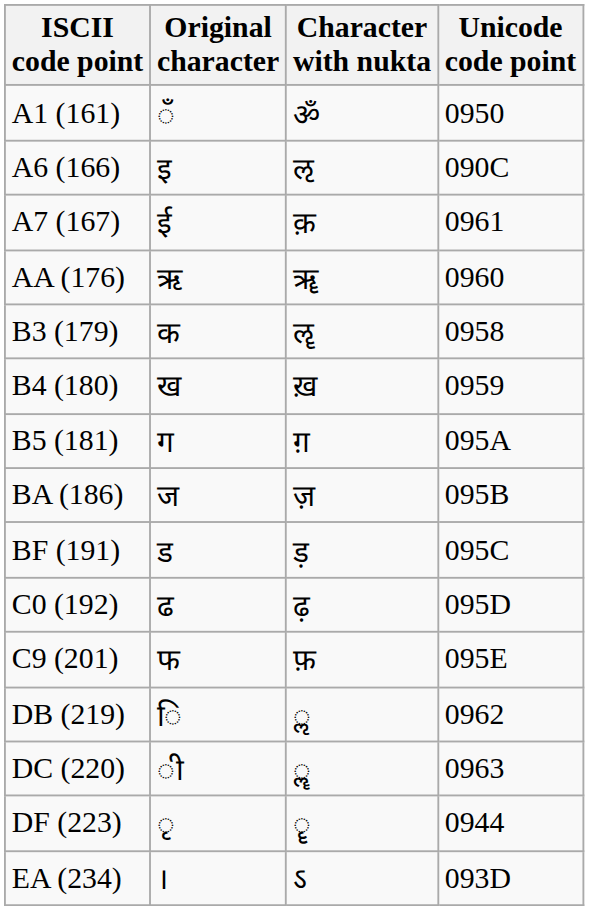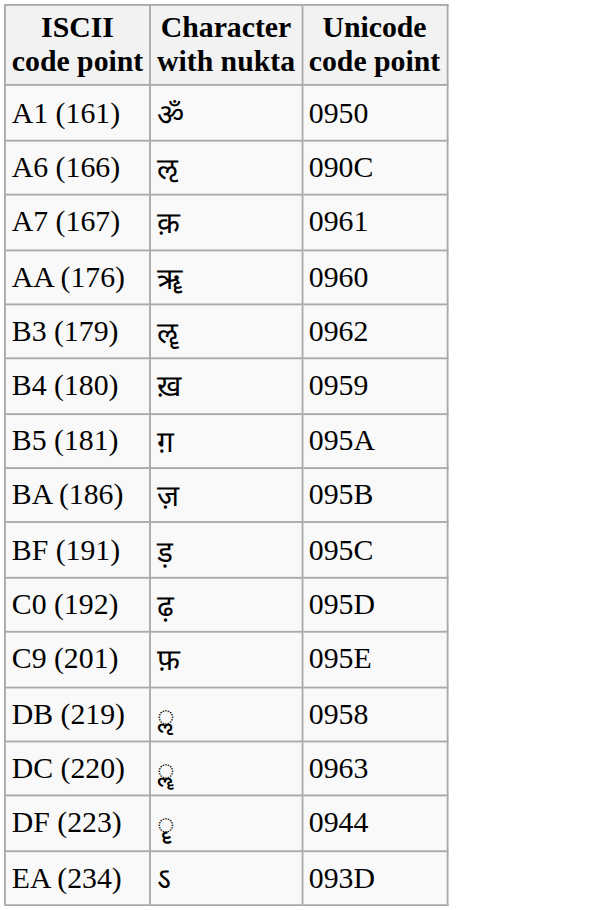- column: (218, 44)
(475, 331) 0958 -> (339, 331) 0962
(475, 713) 0962 -> (339, 713) 0958
